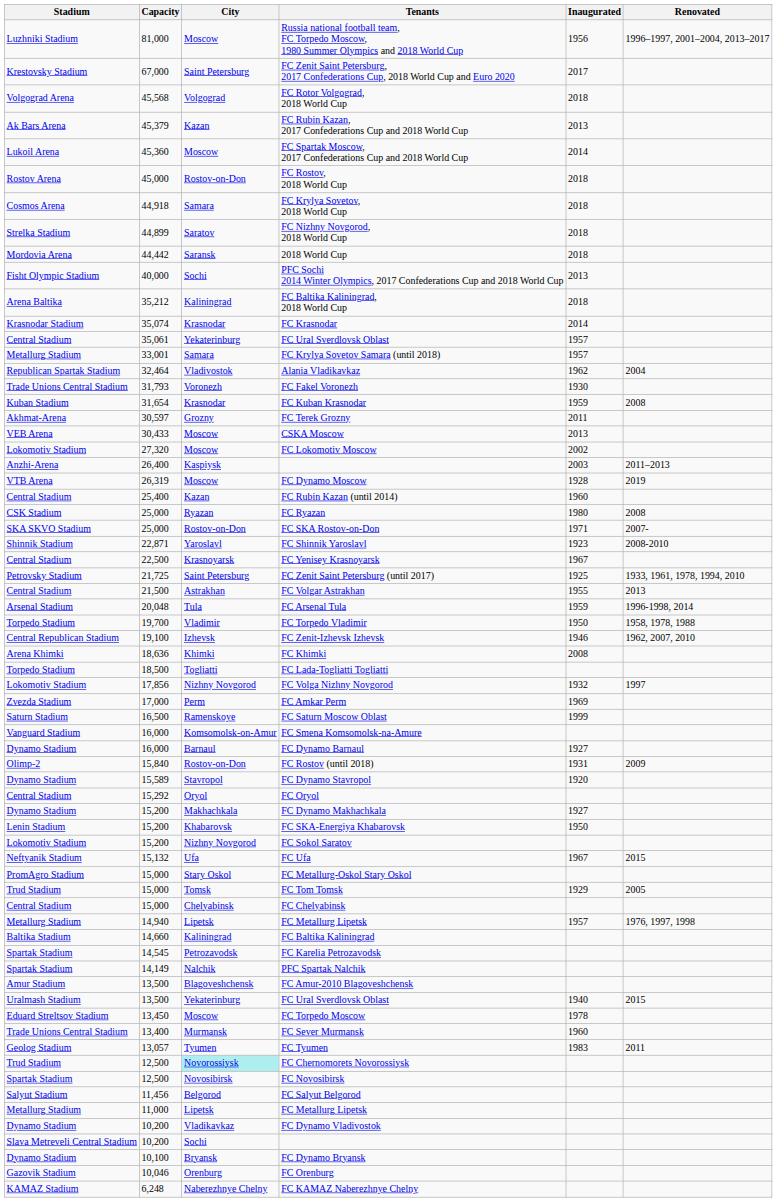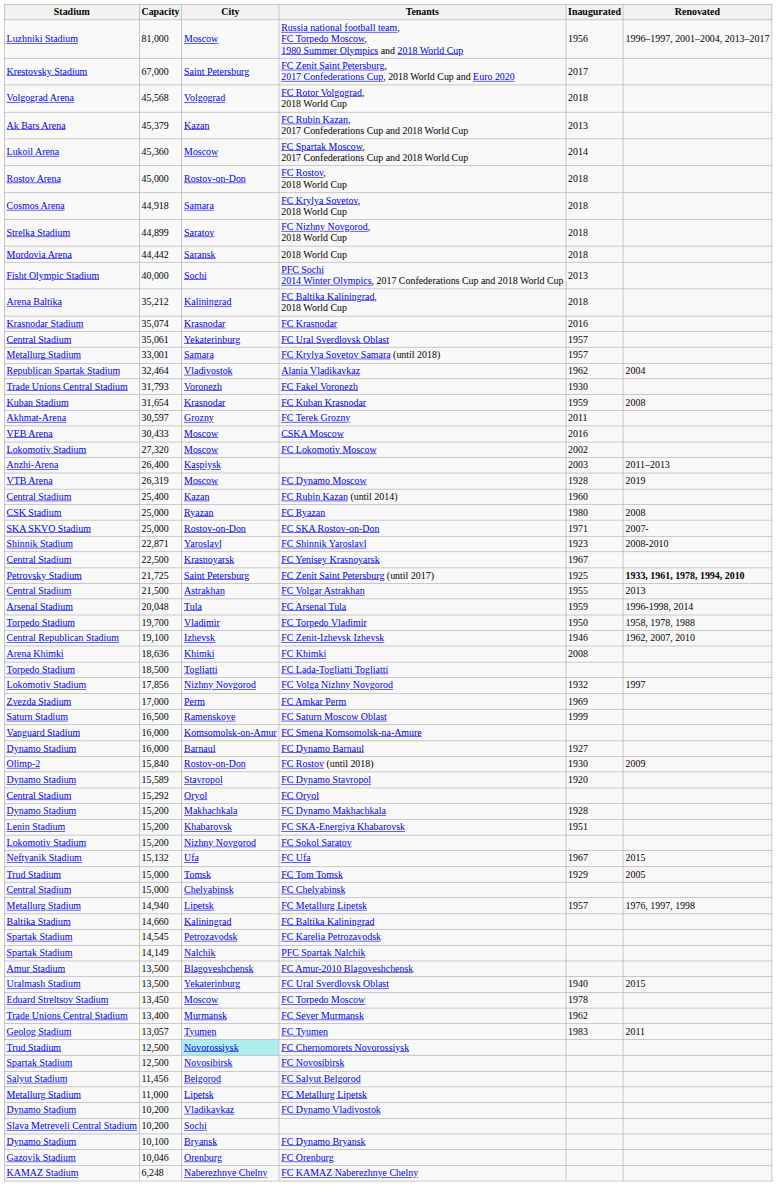(578, 323) 2014 -> (578, 323) 2016
(578, 434) 2013 -> (578, 434) 2016
(685, 575) normal -> (685, 575) bold
(578, 764) 1931 -> (578, 764) 1930
(578, 811) 1927 -> (578, 811) 1928
(578, 827) 1950 -> (578, 827) 1951
- row: (155, 874)
(578, 1031) 1960 -> (578, 1016) 1962
